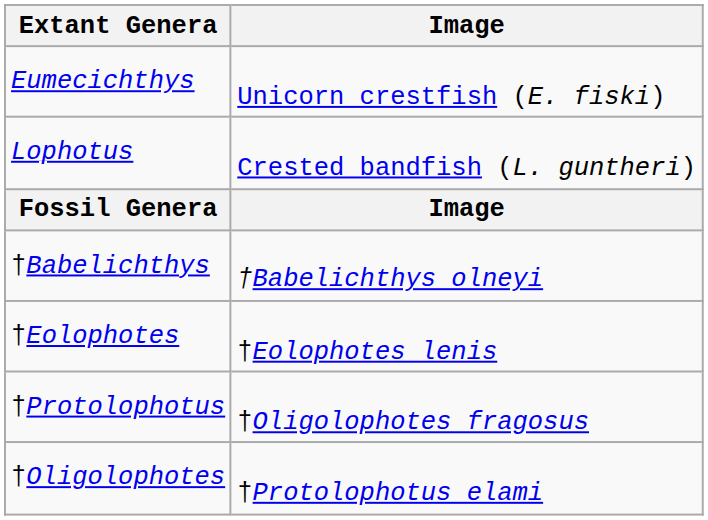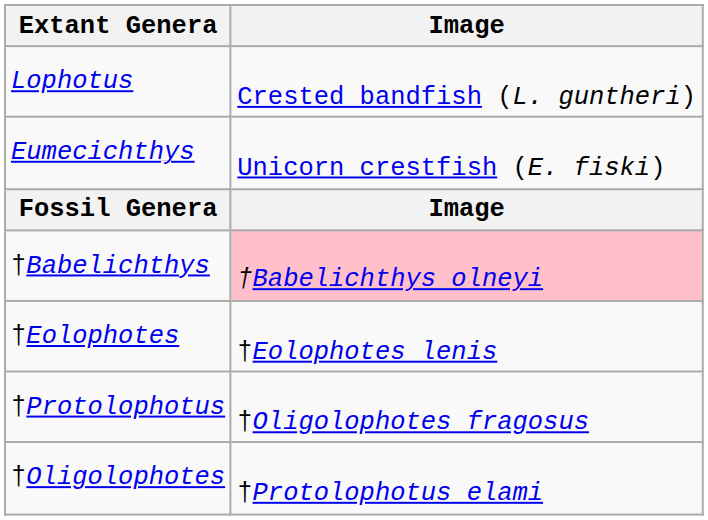rows swapped: (103, 82) <-> (72, 153)
(390, 280) no background -> (390, 280) pink background
